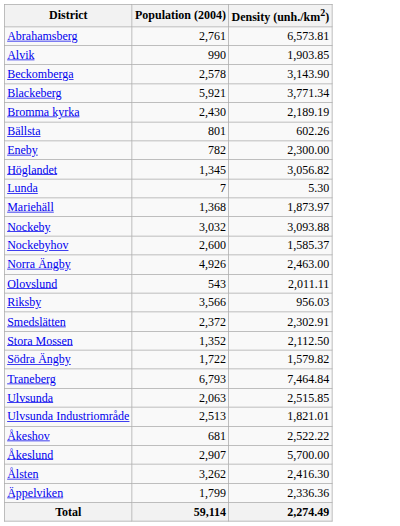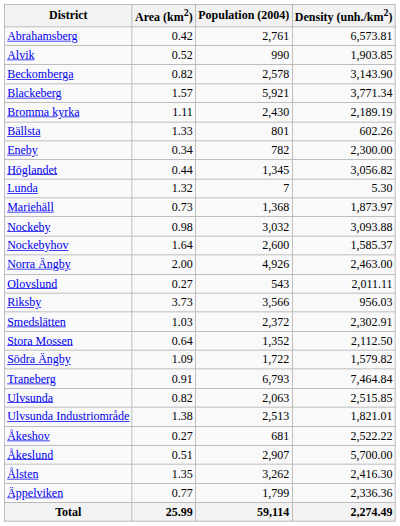+ column: (164, 15)
